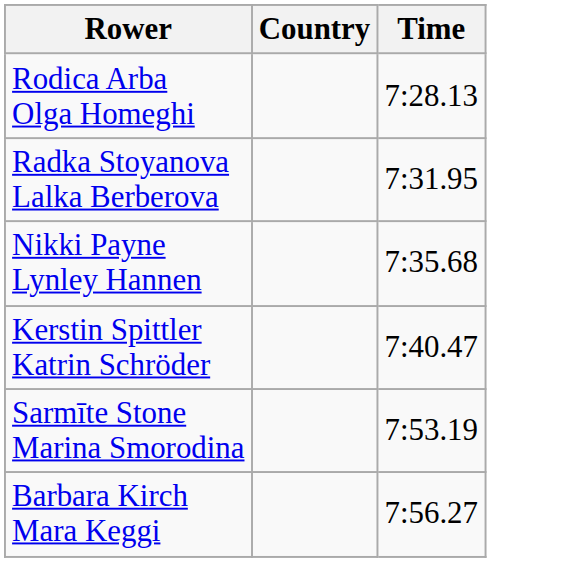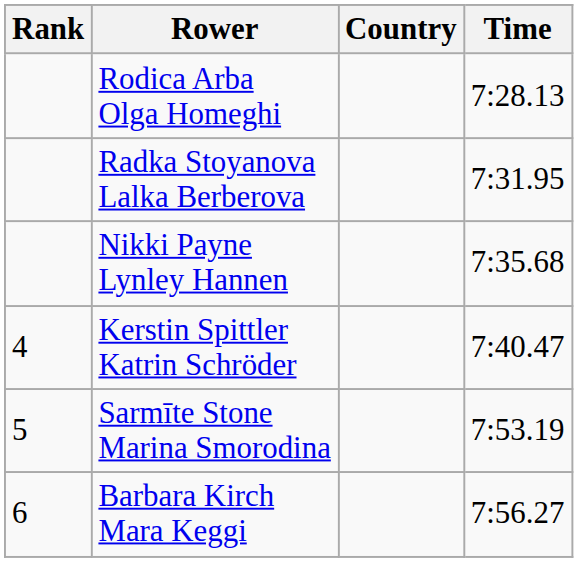+ column: (48, 28)
